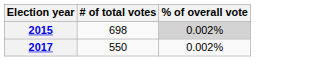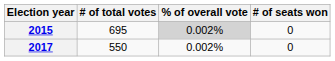+ column: (290, 13)
(118, 30) 698 -> (118, 30) 695
